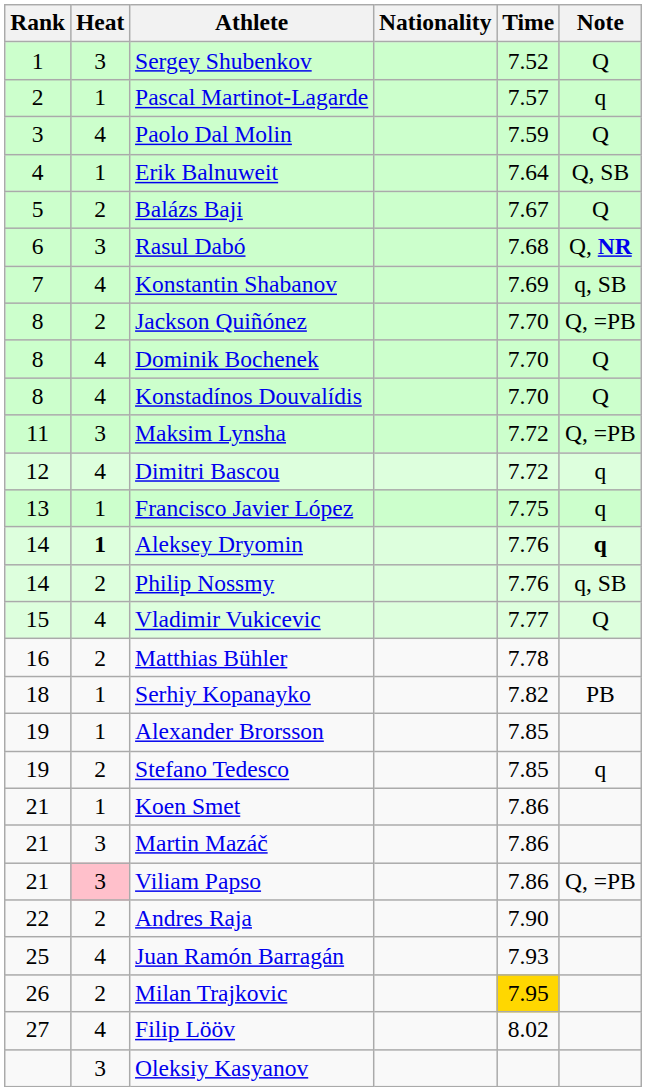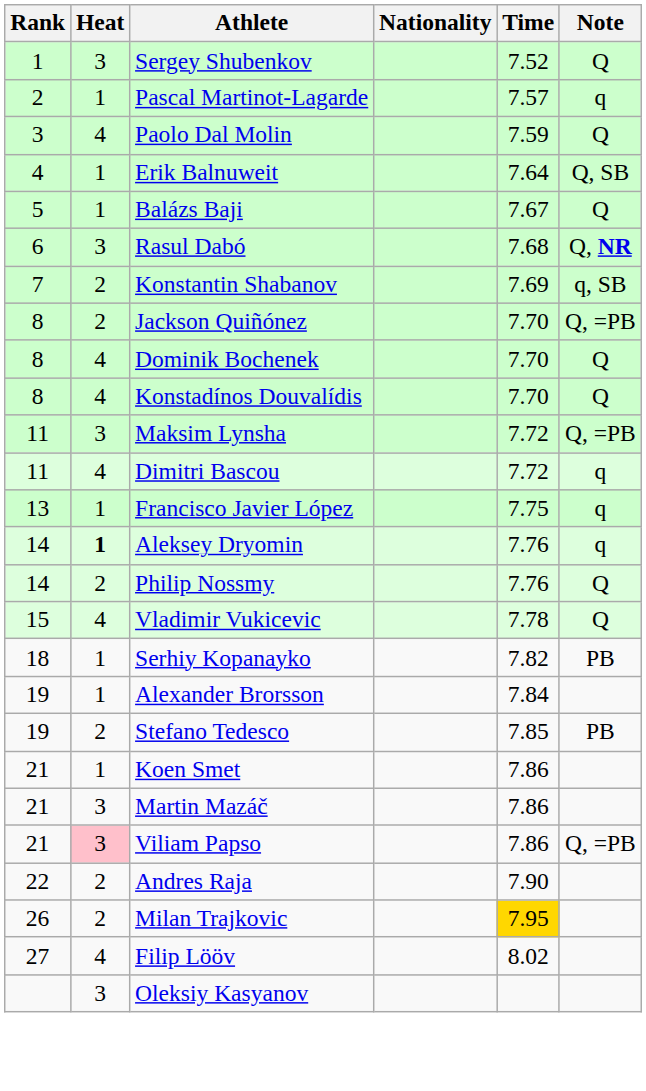(100, 209) 2 -> (100, 209) 1
(100, 284) 4 -> (100, 284) 2
(38, 470) 12 -> (38, 470) 11
(600, 545) bold -> (600, 545) normal
(600, 582) q, SB -> (600, 582) Q
(528, 619) 7.77 -> (528, 619) 7.78
- row: (211, 657)
(528, 731) 7.85 -> (528, 694) 7.84
(600, 769) q -> (600, 731) PB
- row: (240, 955)
